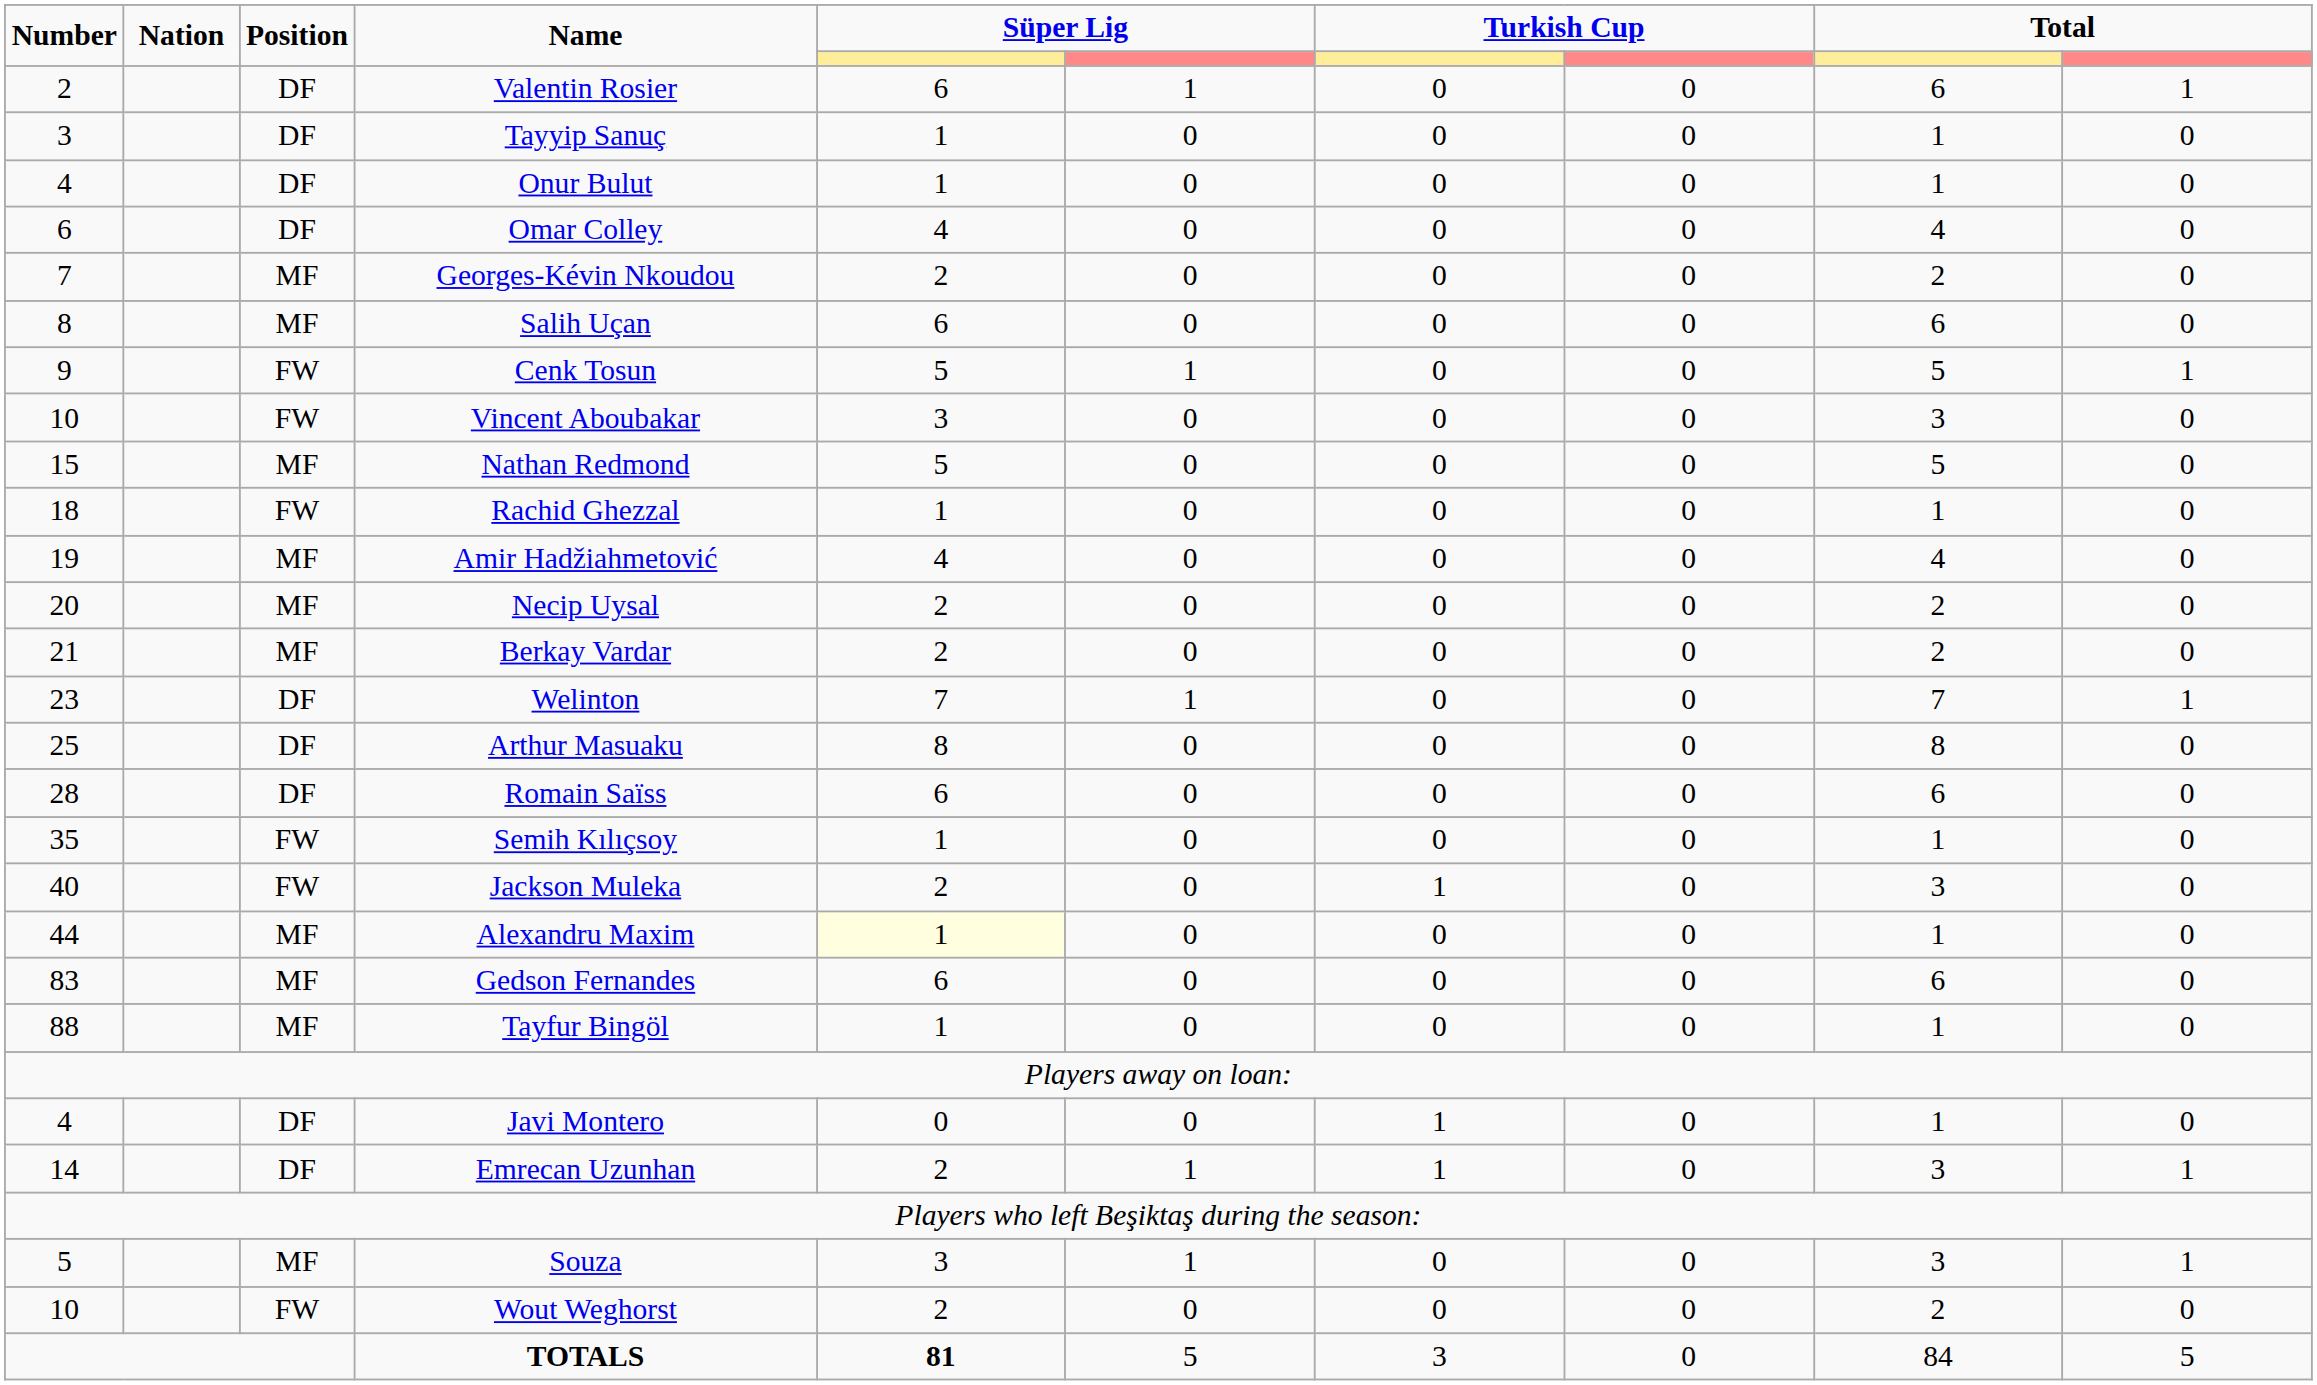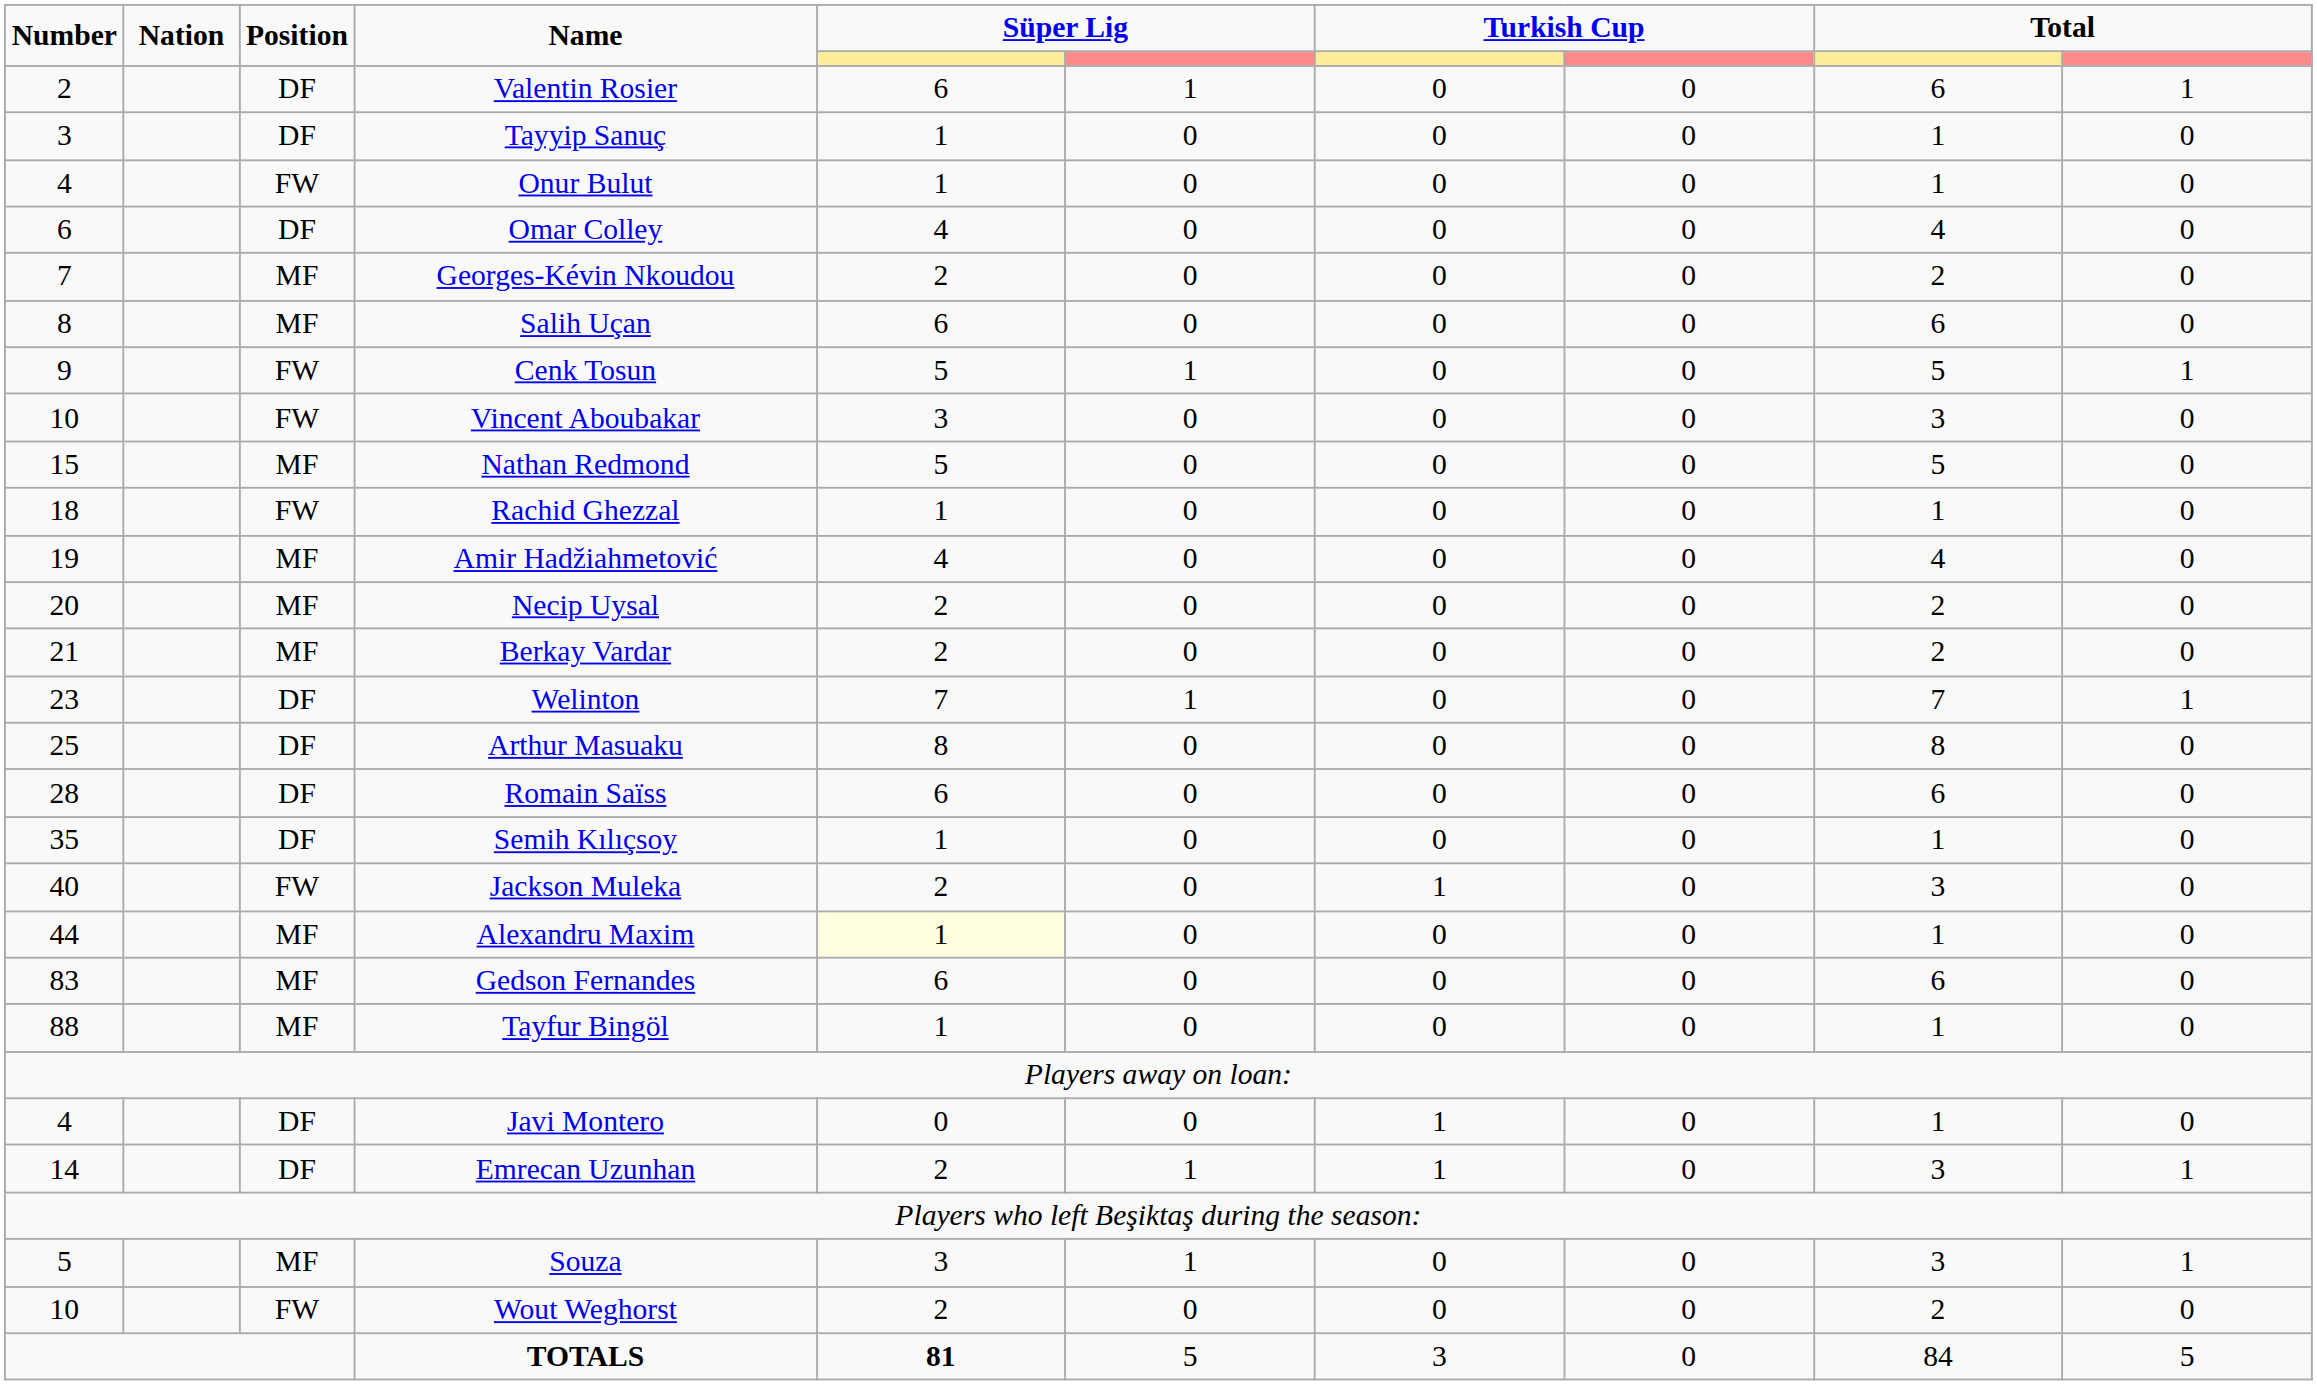(297, 182) DF -> (297, 182) FW
(297, 839) FW -> (297, 839) DF
